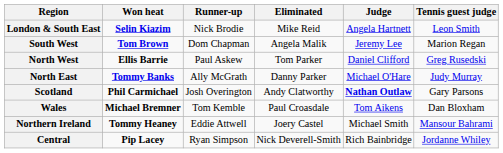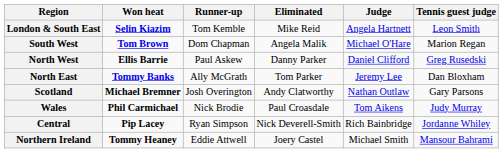(219, 28) Nick Brodie -> (219, 28) Tom Kemble
(379, 44) Jeremy Lee -> (379, 44) Michael O'Hare
(299, 60) Tom Parker -> (299, 60) Danny Parker
(299, 76) Danny Parker -> (299, 76) Tom Parker
(379, 76) Michael O'Hare -> (379, 76) Jeremy Lee
(456, 76) Judy Murray -> (456, 76) Dan Bloxham
(143, 92) Phil Carmichael -> (143, 92) Michael Bremner
(379, 92) bold -> (379, 92) normal
(143, 108) Michael Bremner -> (143, 108) Phil Carmichael
(219, 108) Tom Kemble -> (219, 108) Nick Brodie
(456, 108) Dan Bloxham -> (456, 108) Judy Murray
rows swapped: (54, 140) <-> (54, 124)
